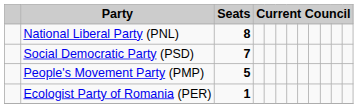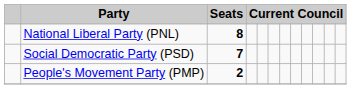(247, 73) 5 -> (240, 73) 2
- row: (117, 93)
